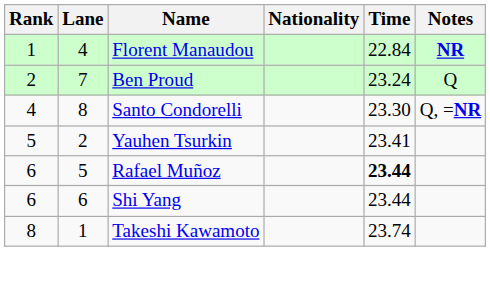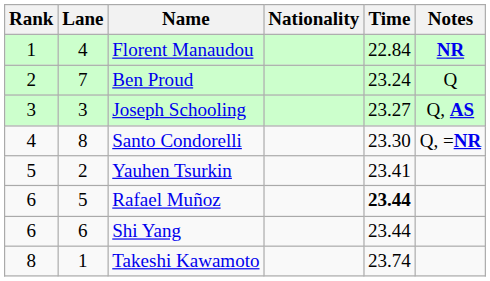+ row: (179, 110)
